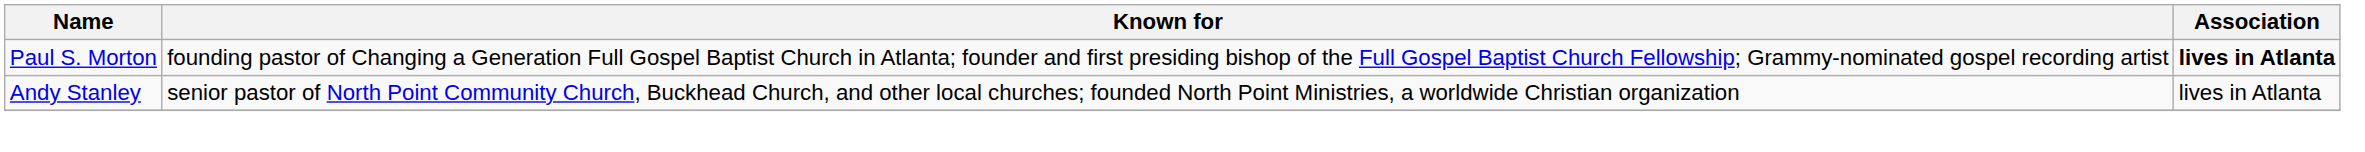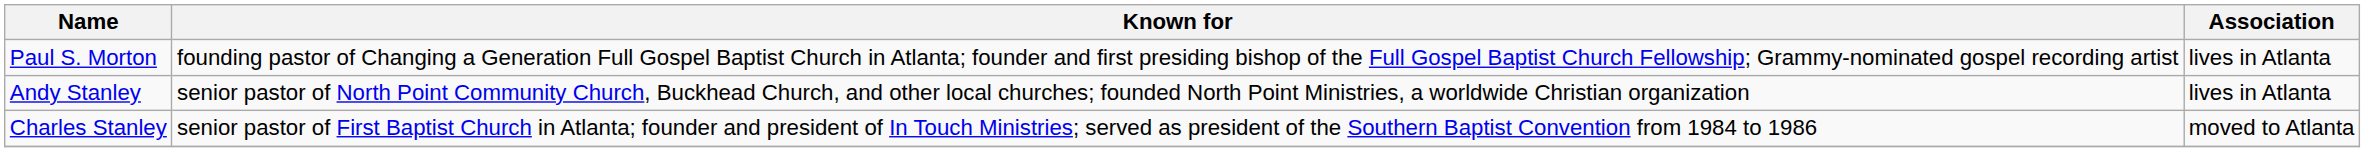(2257, 57) bold -> (2260, 57) normal
+ row: (88, 127)
